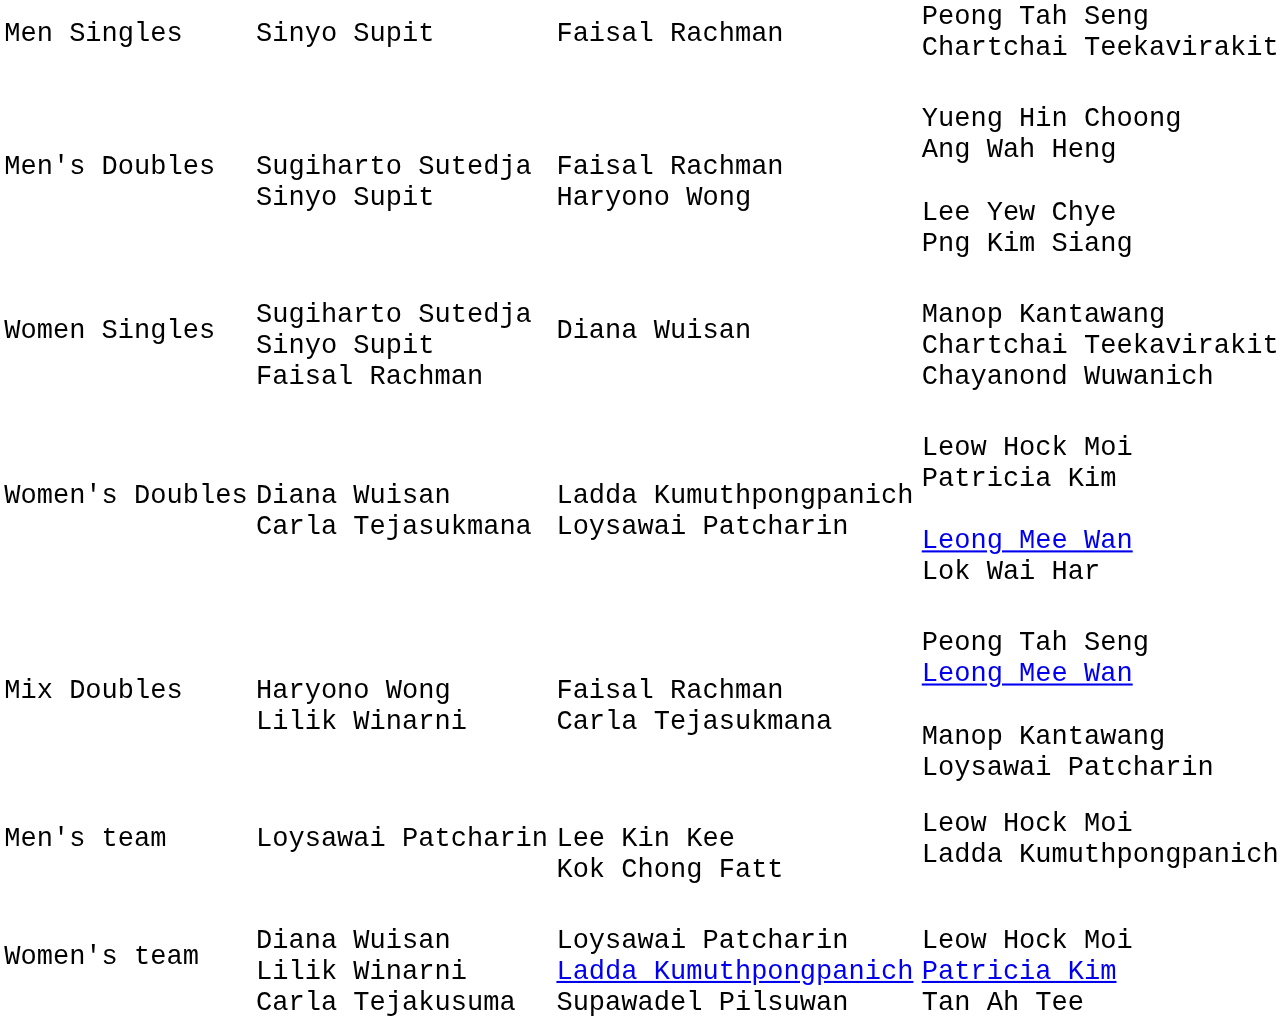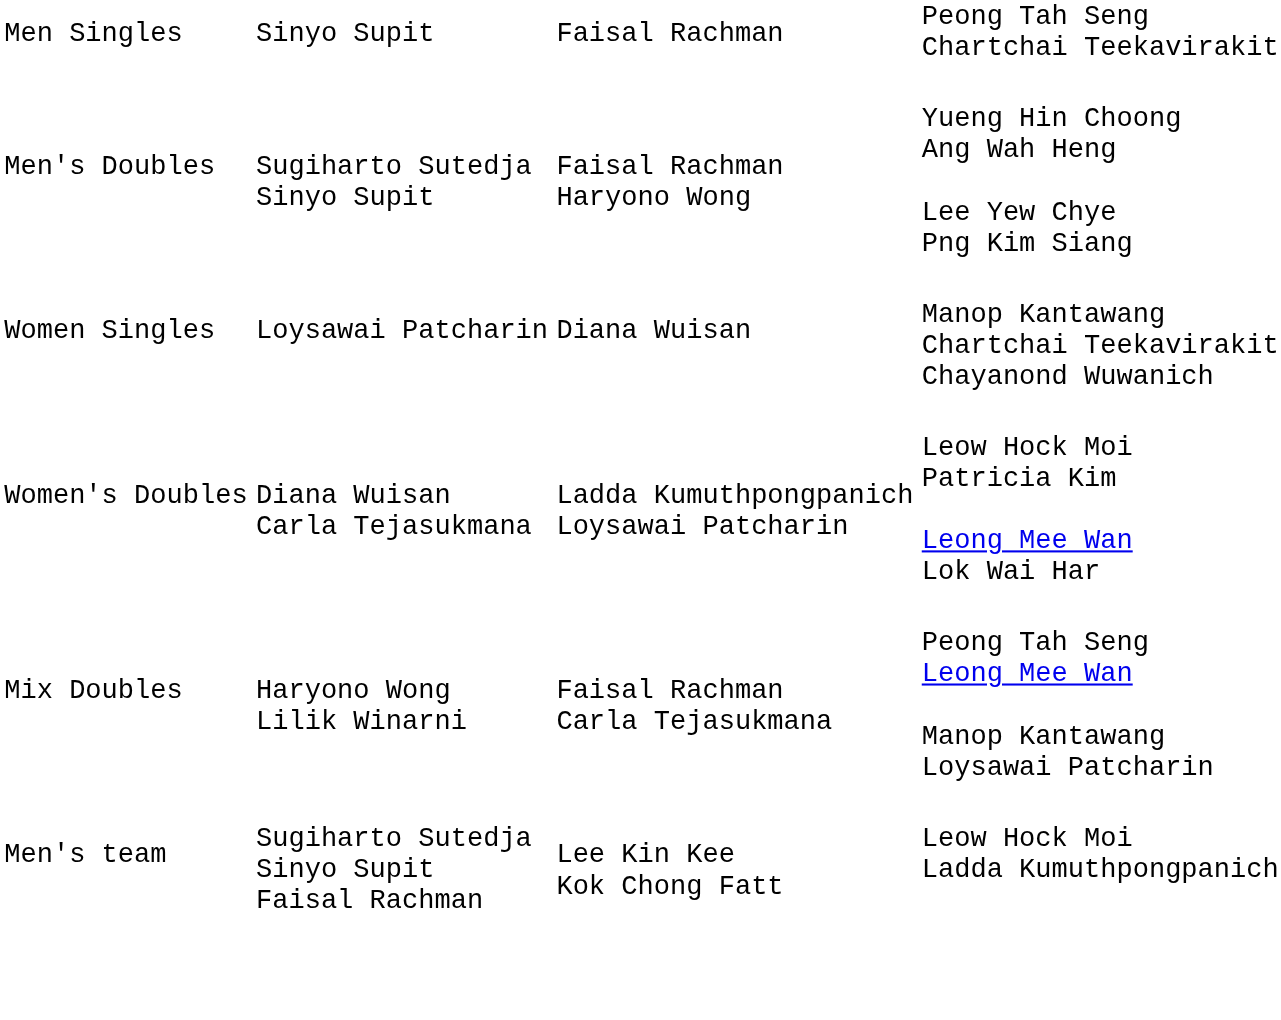(394, 345) Sugiharto Sutedja Sinyo Supit Faisal Rachman -> (402, 330) Loysawai Patcharin
(402, 838) Loysawai Patcharin -> (394, 870) Sugiharto Sutedja Sinyo Supit Faisal Rachman
- row: (102, 956)
